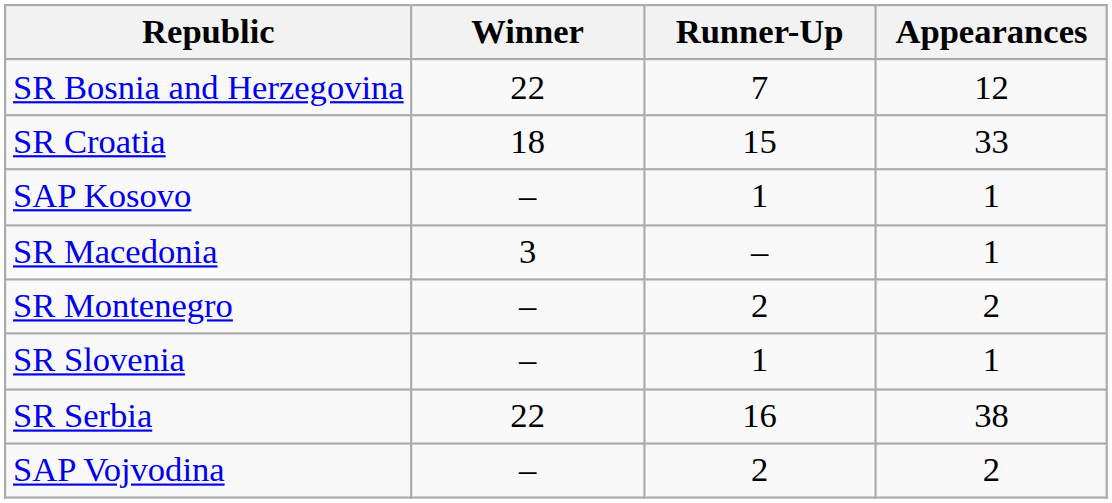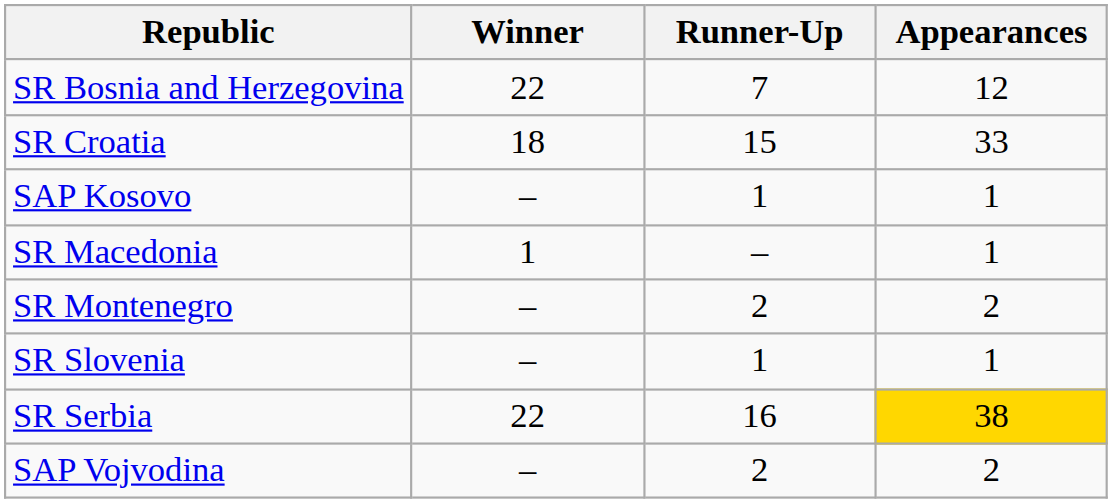(528, 251) 3 -> (528, 251) 1
(991, 415) no background -> (991, 415) gold background
